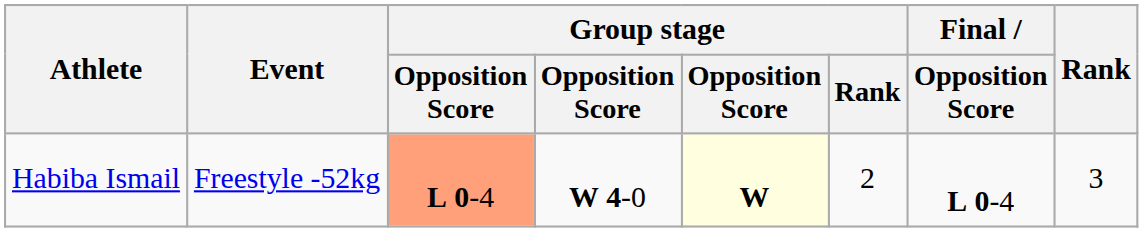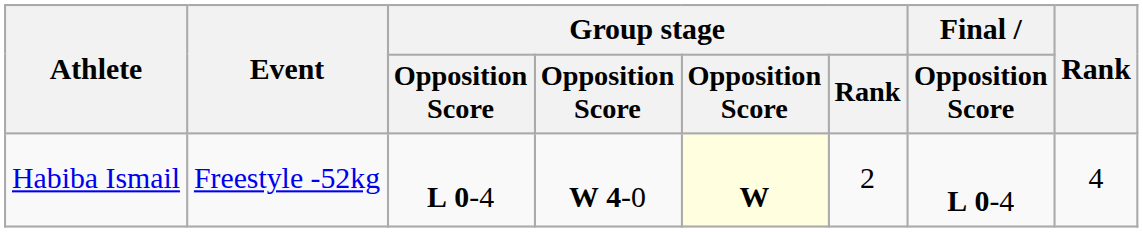(461, 197) lightsalmon background -> (461, 197) no background
(1096, 179) 3 -> (1096, 179) 4
